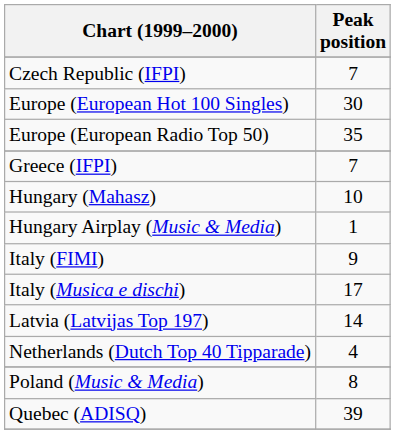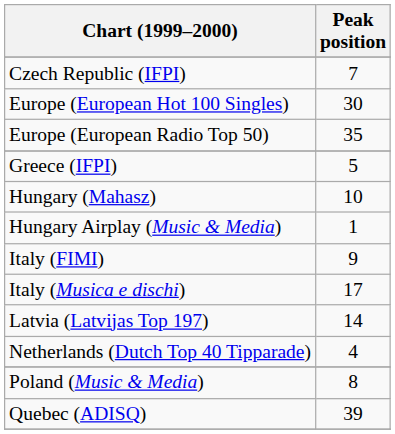(353, 165) 7 -> (353, 165) 5
